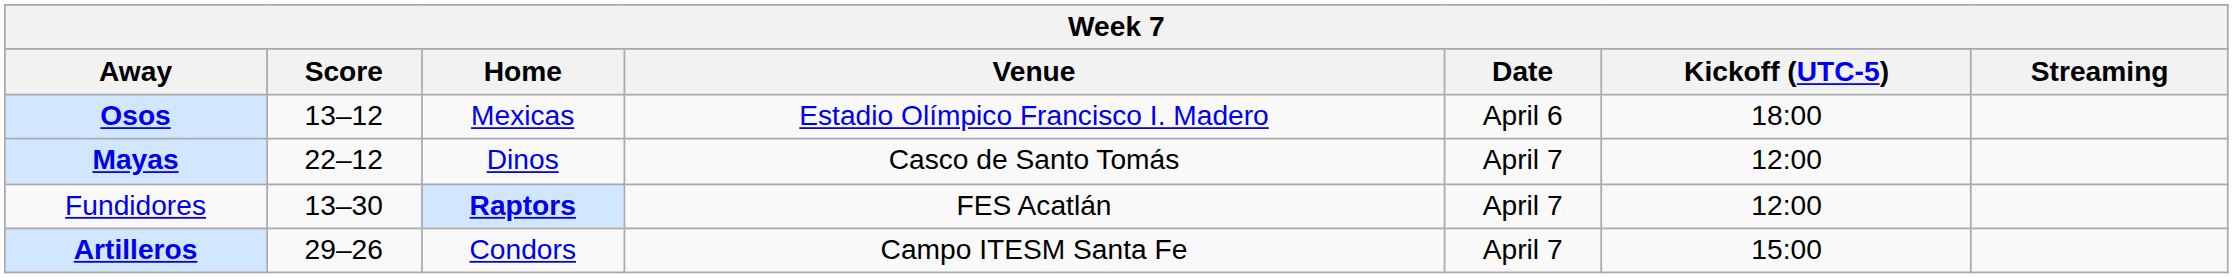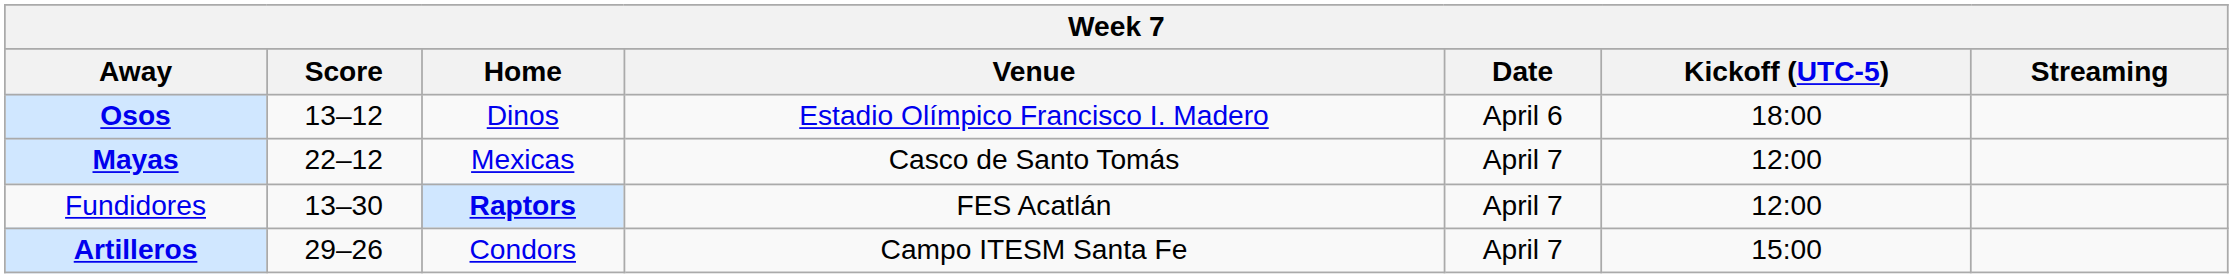(523, 116) Mexicas -> (523, 116) Dinos
(523, 160) Dinos -> (523, 160) Mexicas
